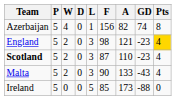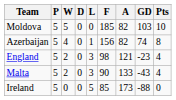+ row: (24, 27)
(158, 42) gold background -> (158, 57) no background
- row: (24, 57)
